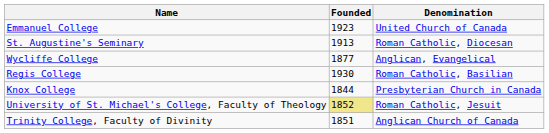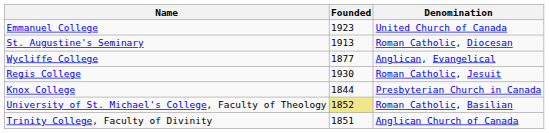(444, 74) Roman Catholic, Basilian -> (438, 74) Roman Catholic, Jesuit
(438, 105) Roman Catholic, Jesuit -> (444, 105) Roman Catholic, Basilian
